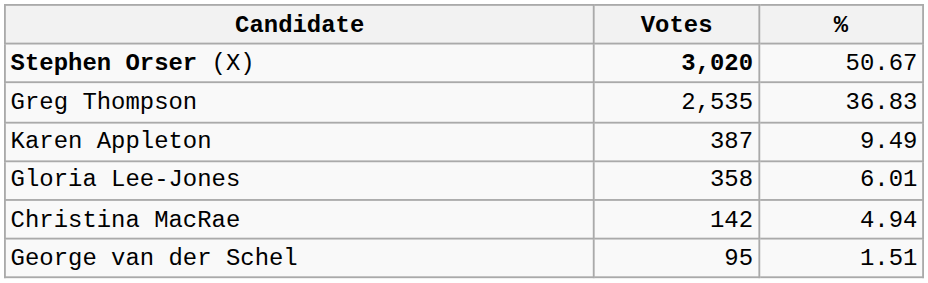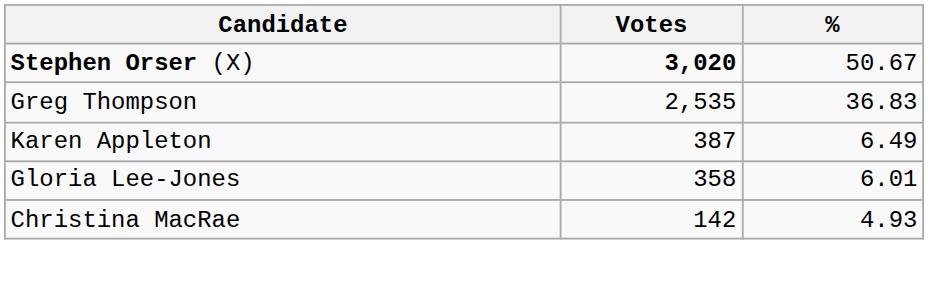(889, 141) 9.49 -> (889, 141) 6.49
(889, 219) 4.94 -> (889, 219) 4.93
- row: (154, 258)
